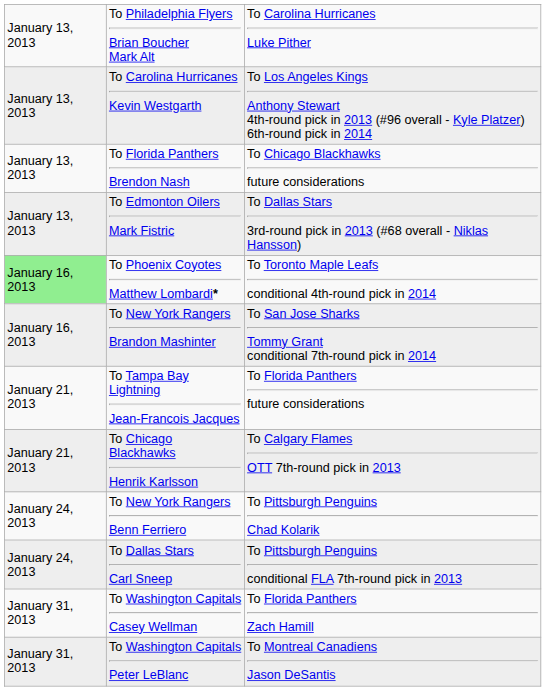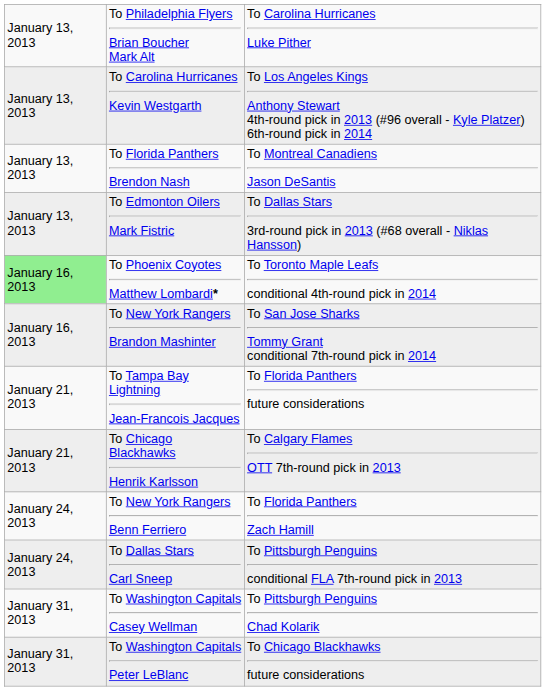(392, 168) To Chicago Blackhawks future considerations -> (392, 168) To Montreal Canadiens Jason DeSantis
(392, 516) To Pittsburgh Penguins Chad Kolarik -> (392, 516) To Florida Panthers Zach Hamill
(392, 613) To Florida Panthers Zach Hamill -> (392, 613) To Pittsburgh Penguins Chad Kolarik
(392, 661) To Montreal Canadiens Jason DeSantis -> (392, 661) To Chicago Blackhawks future considerations
